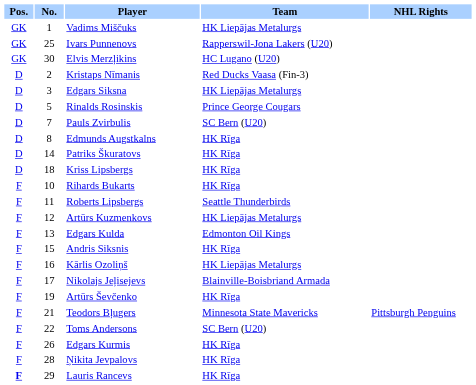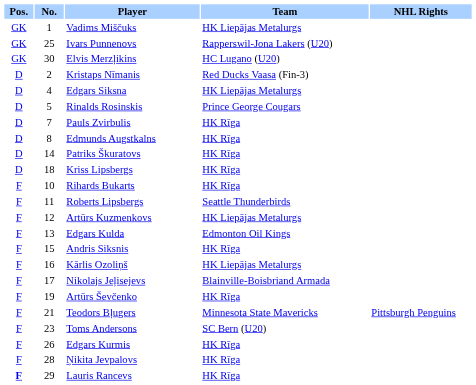(49, 90) 3 -> (49, 90) 4
(234, 122) SC Bern (U20) -> (221, 122) HK Rīga
(49, 328) 22 -> (49, 328) 23
